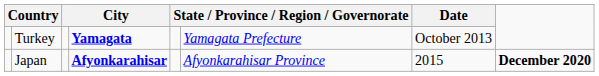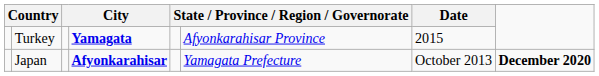(242, 37) Yamagata Prefecture -> (254, 37) Afyonkarahisar Province
(454, 37) October 2013 -> (429, 37) 2015
(254, 60) Afyonkarahisar Province -> (242, 60) Yamagata Prefecture
(429, 60) 2015 -> (454, 60) October 2013
